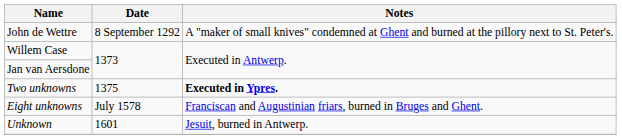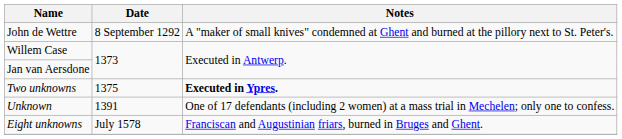+ row: (29, 106)
- row: (29, 124)
